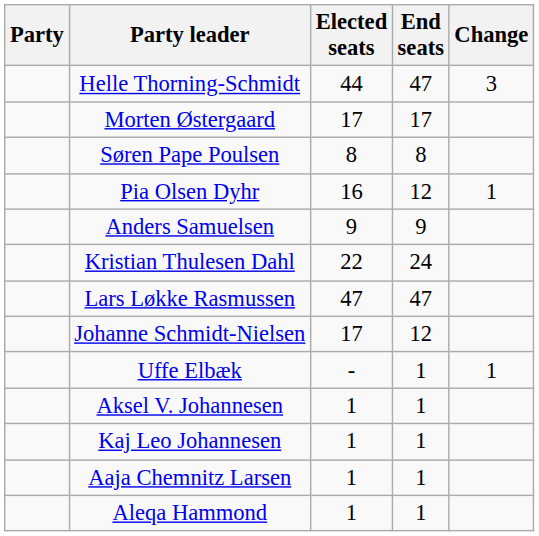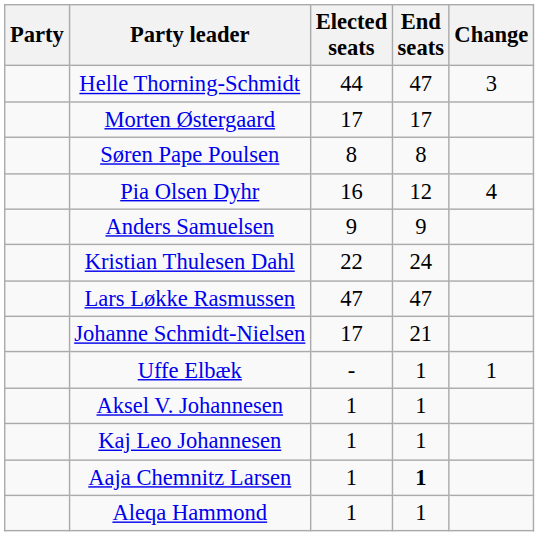(491, 190) 1 -> (491, 190) 4
(421, 333) 12 -> (421, 333) 21
(421, 477) normal -> (421, 477) bold
